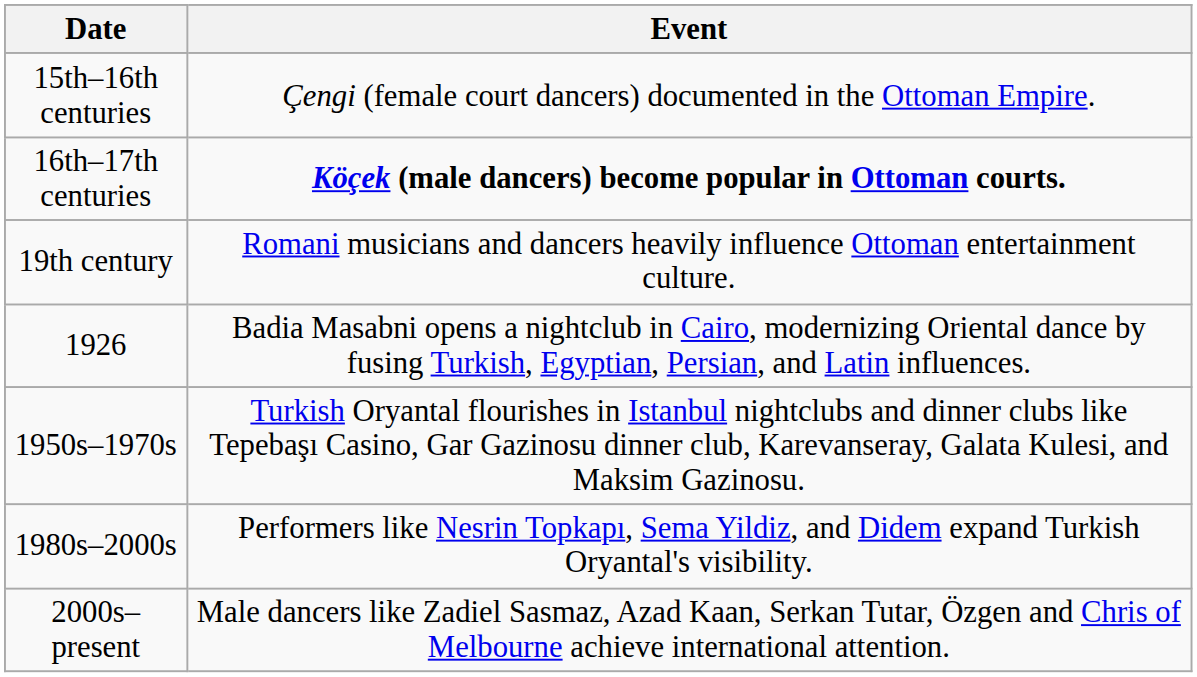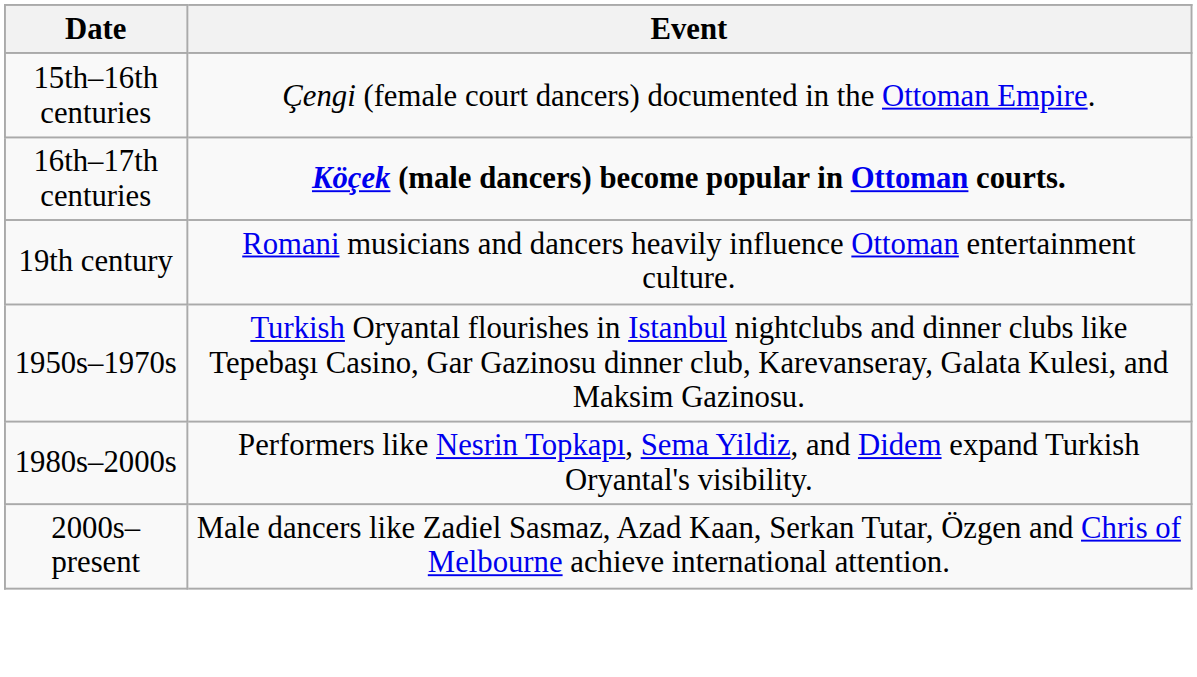- row: (96, 344)
